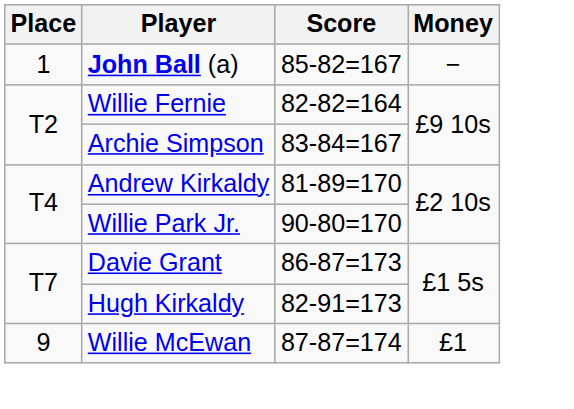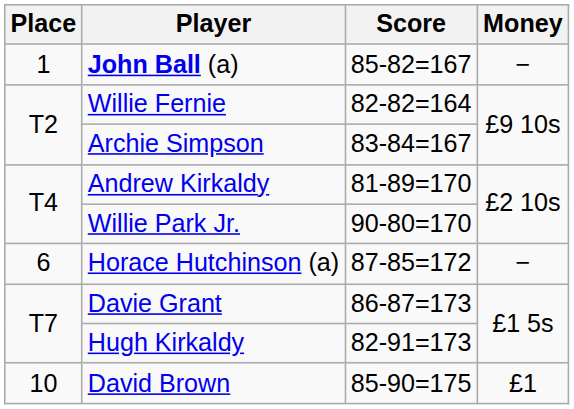+ row: (213, 263)
- row: (169, 343)
+ row: (159, 382)
